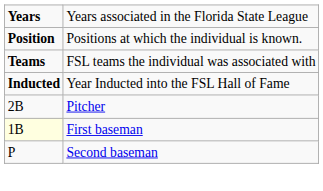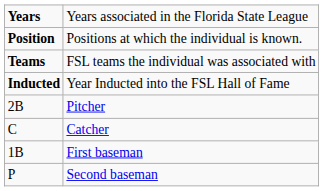+ row: (88, 129)
(16, 129) lightyellow background -> (16, 151) no background
